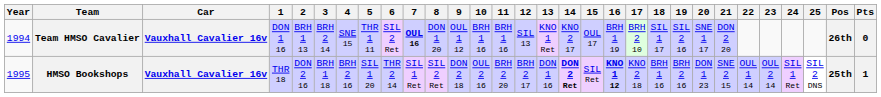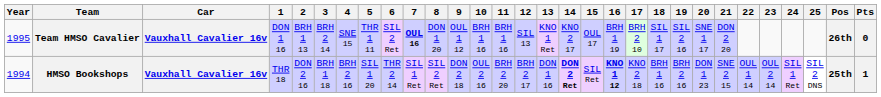(18, 38) 1994 -> (18, 38) 1995
(18, 74) 1995 -> (18, 74) 1994
